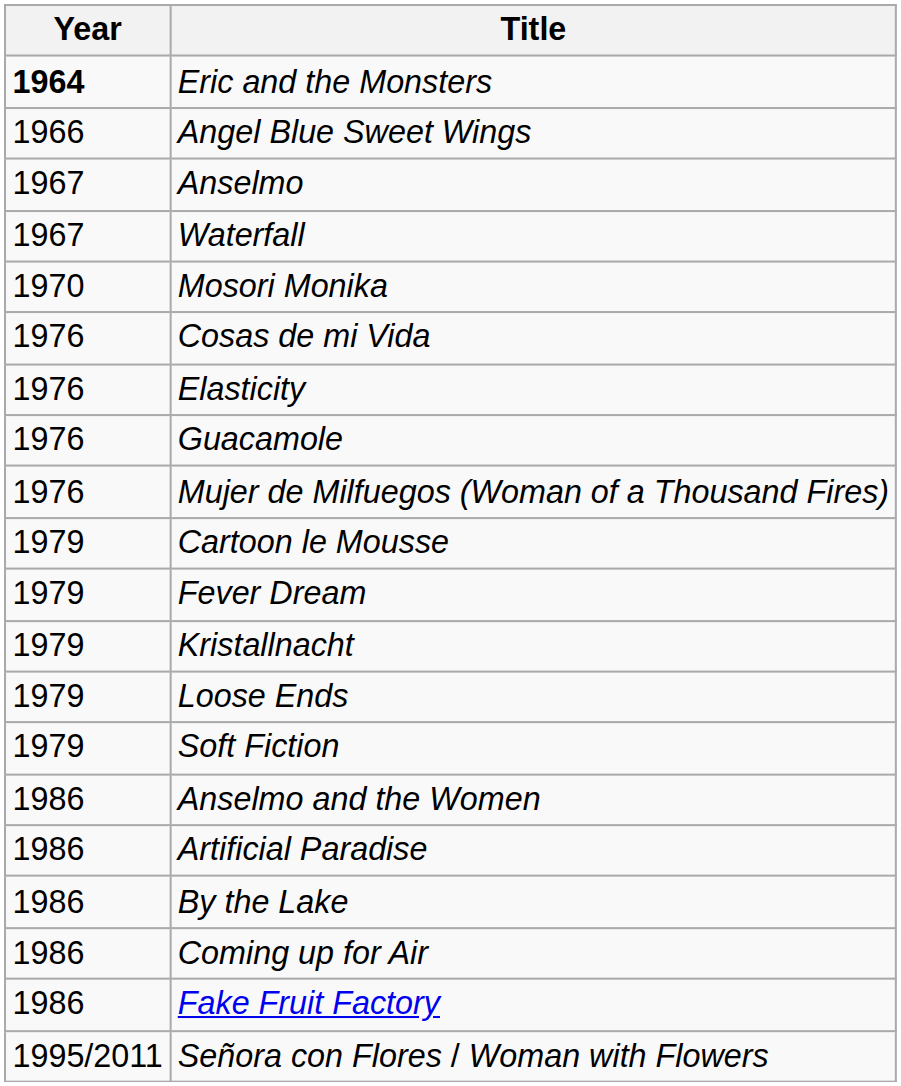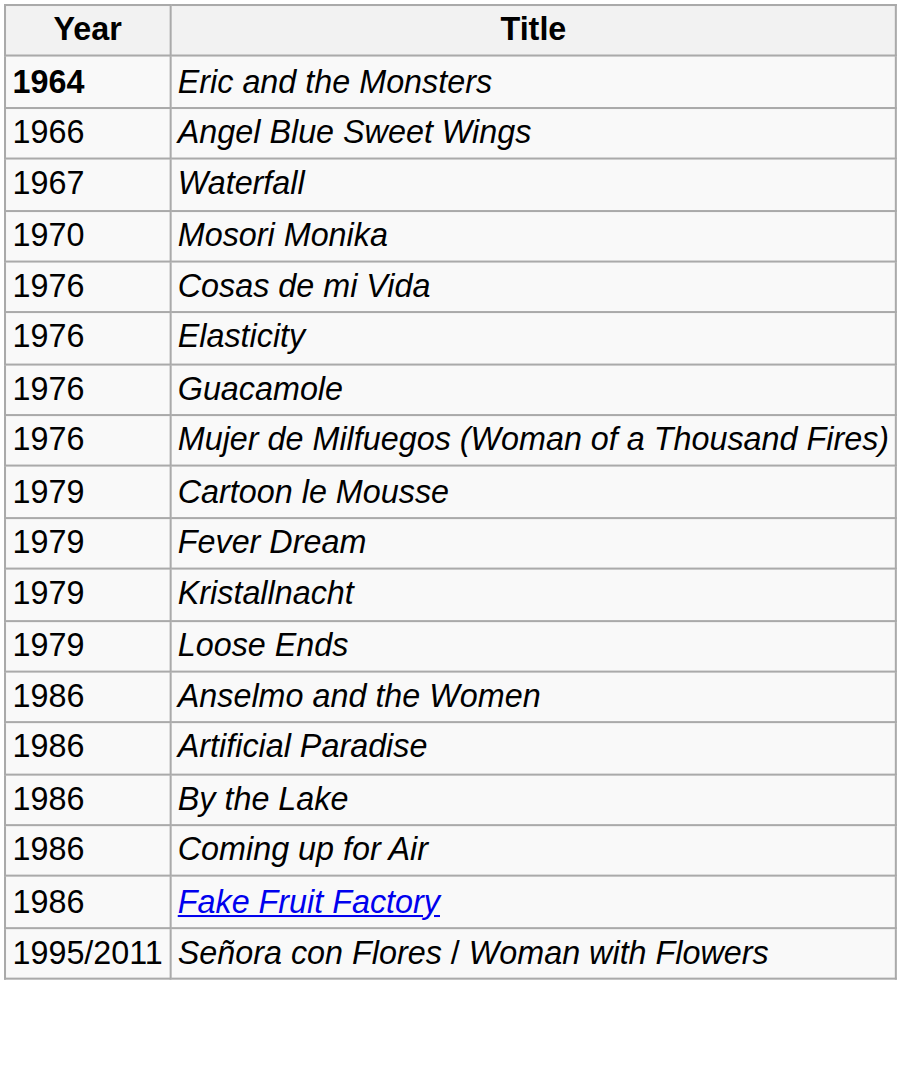- row: (241, 183)
- row: (259, 747)
